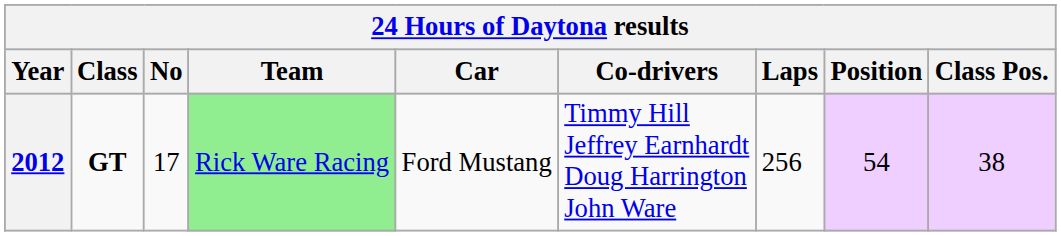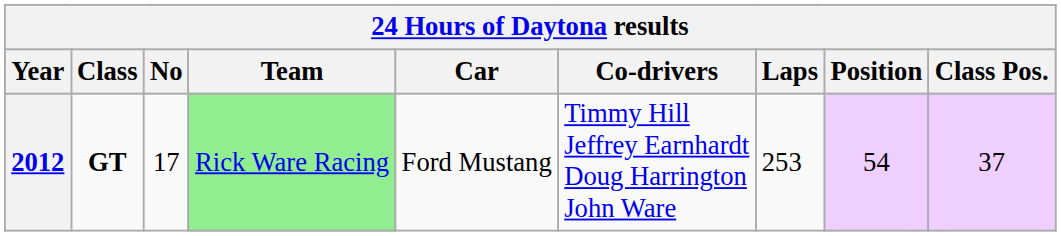(782, 161) 256 -> (782, 161) 253
(992, 161) 38 -> (992, 161) 37
